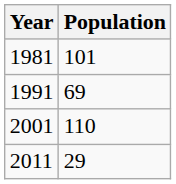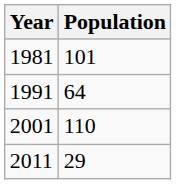(75, 91) 69 -> (75, 91) 64
